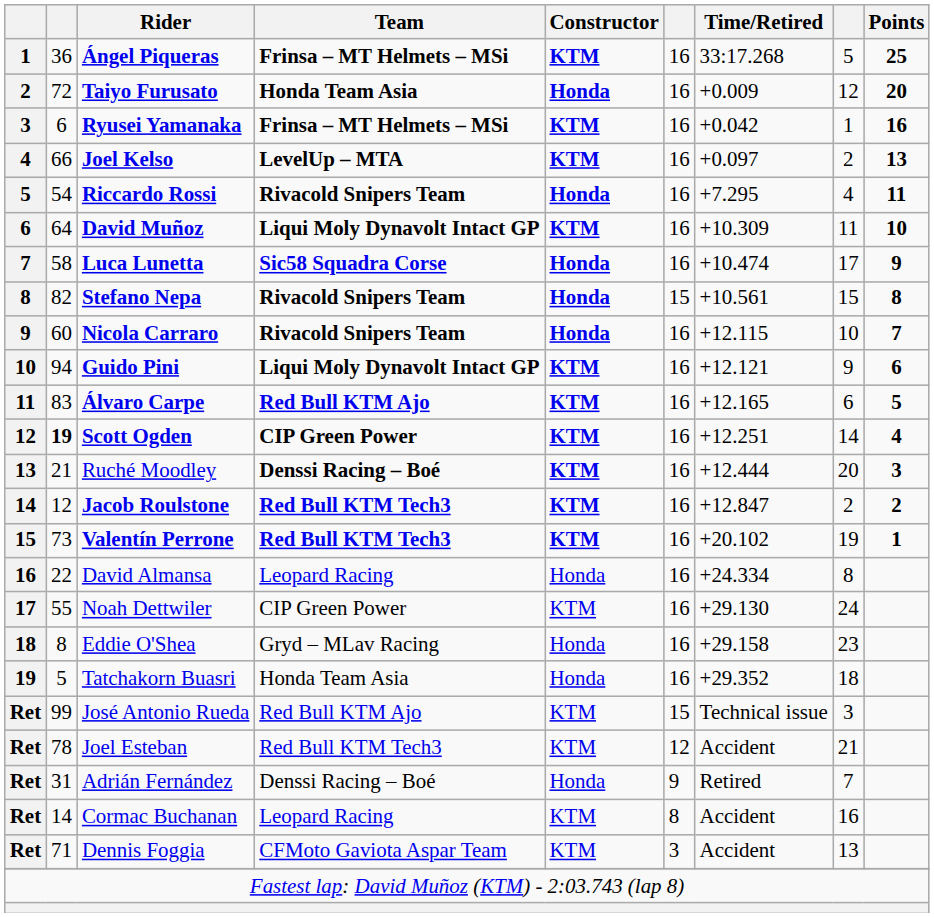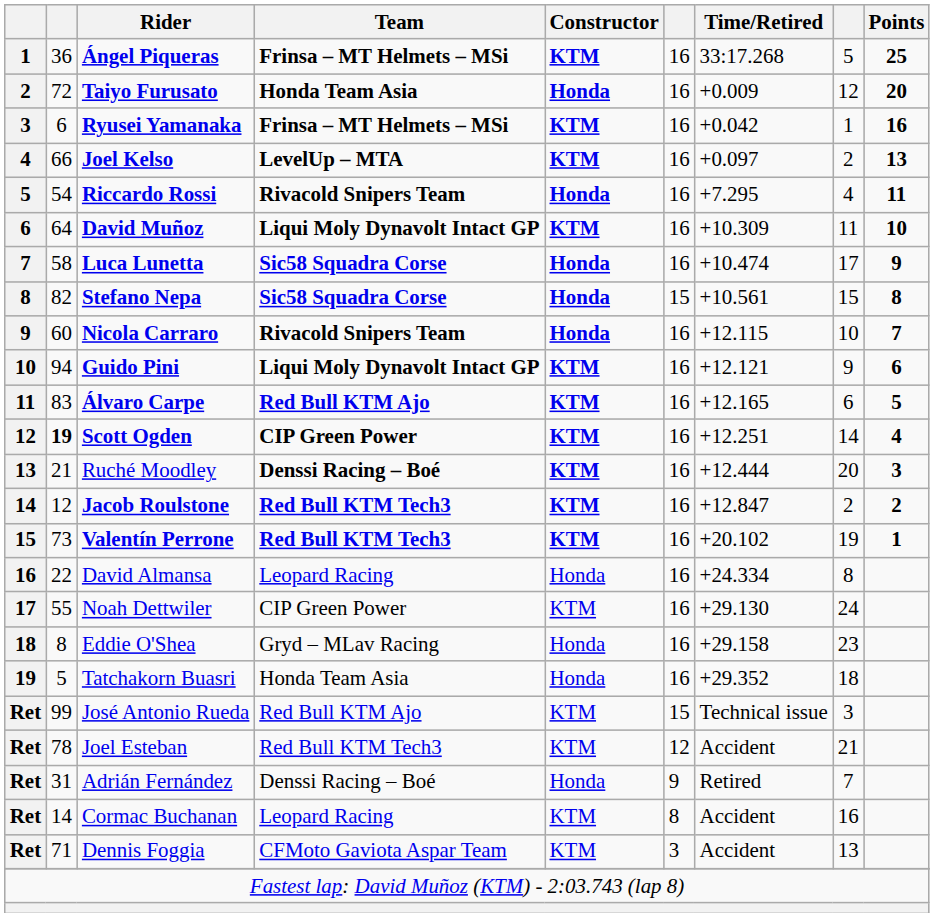(362, 297) Rivacold Snipers Team -> (353, 297) Sic58 Squadra Corse
